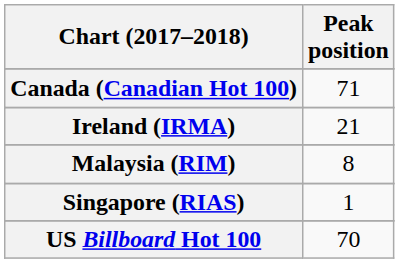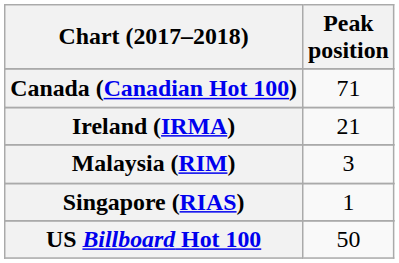(348, 163) 8 -> (348, 163) 3
(348, 239) 70 -> (348, 239) 50
